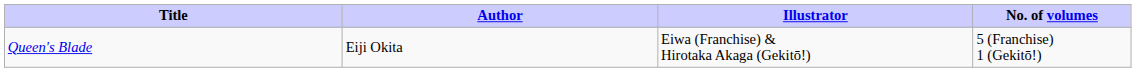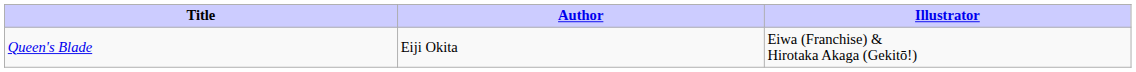- column: (1052, 16)
